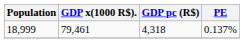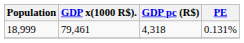(220, 29) 0.137% -> (220, 29) 0.131%
